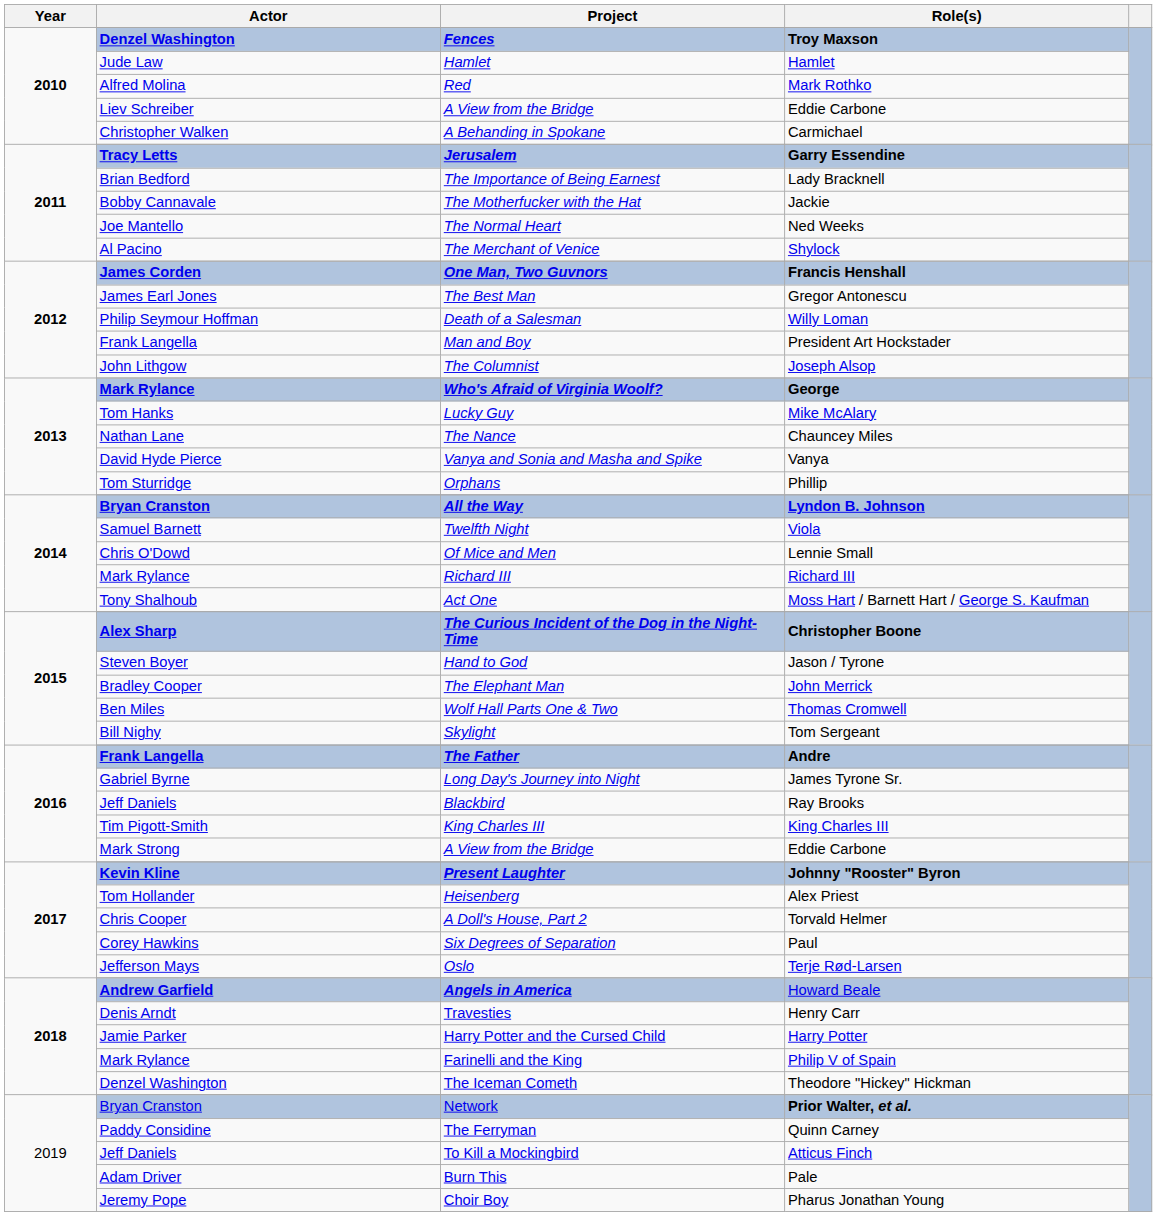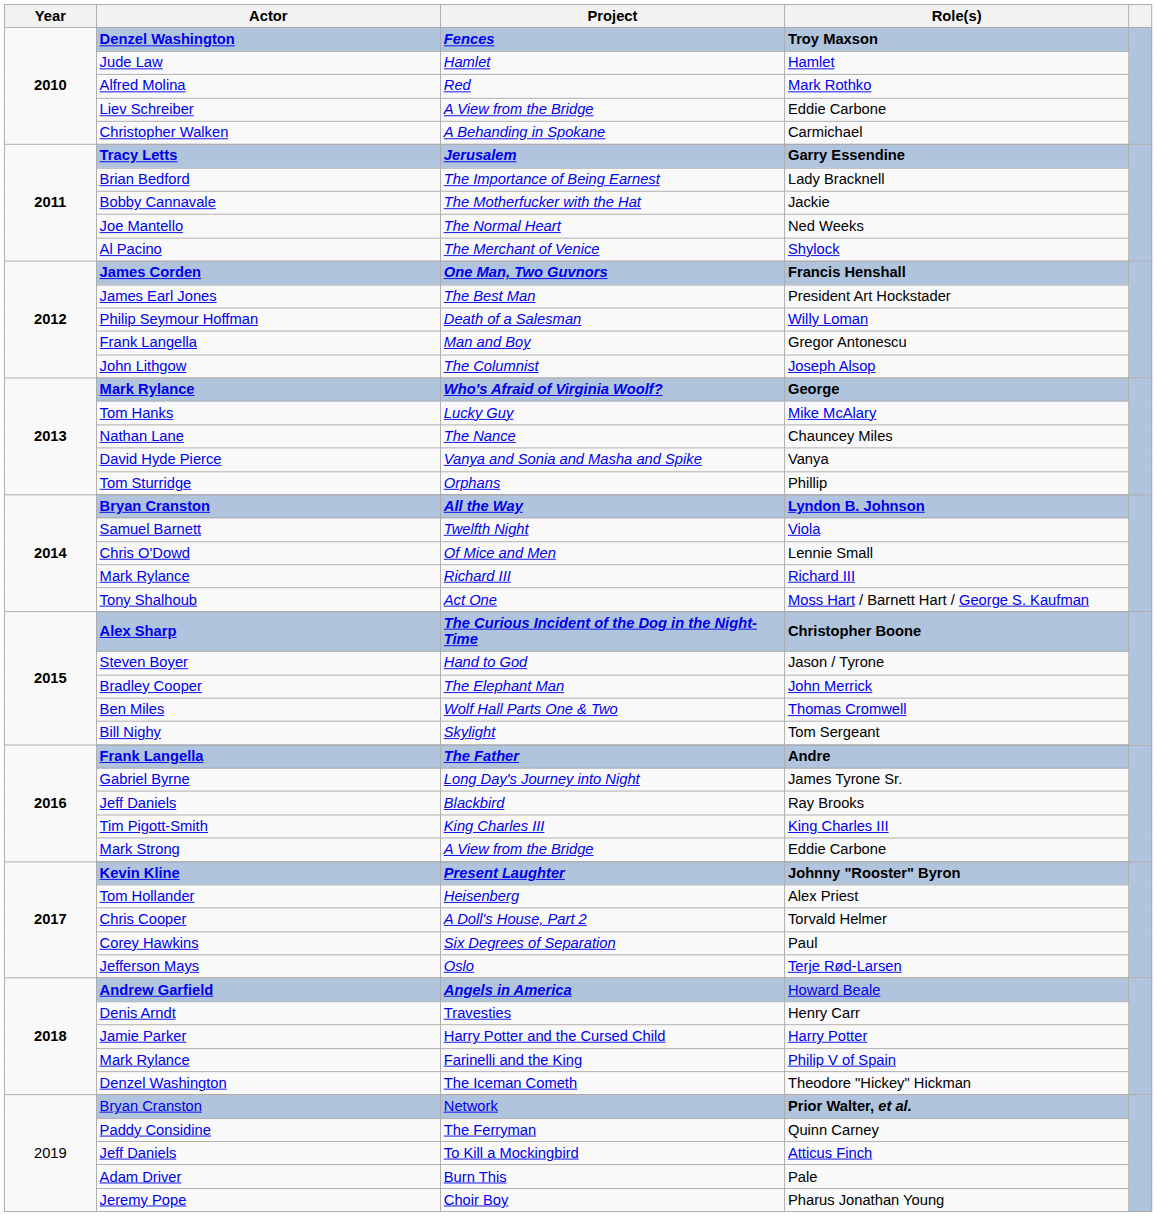(847, 296) Gregor Antonescu -> (869, 296) President Art Hockstader
(869, 343) President Art Hockstader -> (847, 343) Gregor Antonescu
